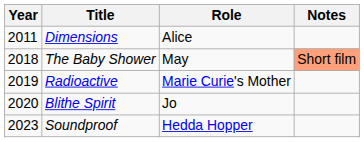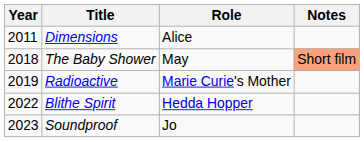(23, 103) 2020 -> (23, 103) 2022
(169, 103) Jo -> (207, 103) Hedda Hopper
(207, 125) Hedda Hopper -> (169, 125) Jo
